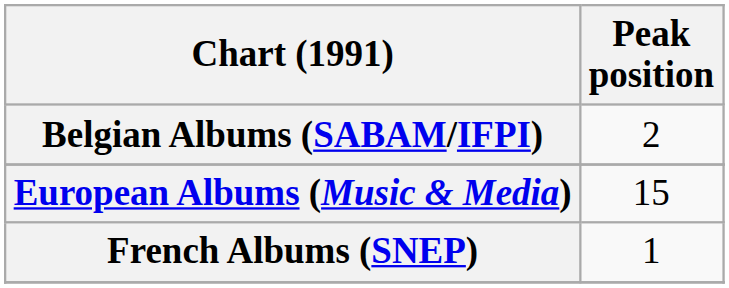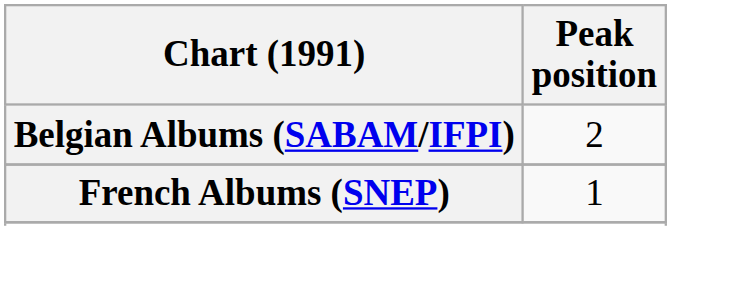- row: (293, 192)
